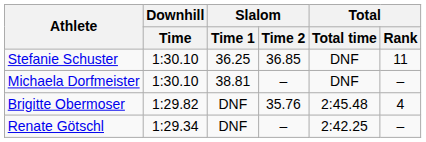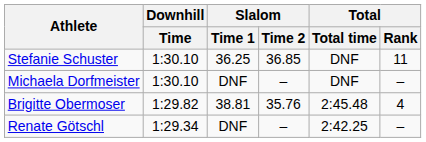(233, 82) 38.81 -> (233, 82) DNF
(233, 104) DNF -> (233, 104) 38.81
